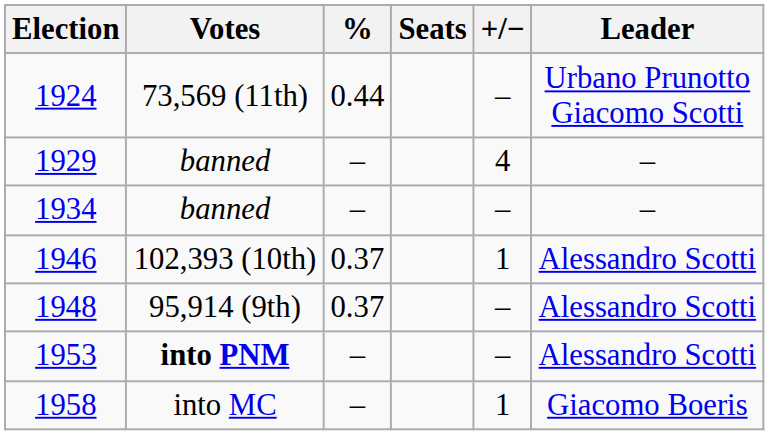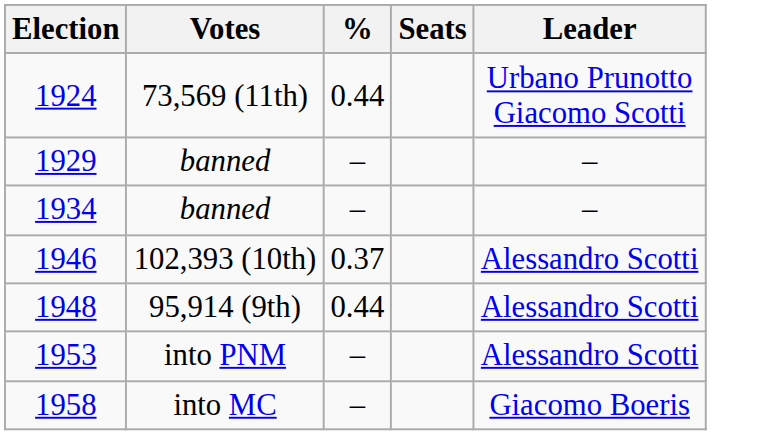- column: (503, 28)
(357, 307) 0.37 -> (357, 307) 0.44
(225, 355) bold -> (225, 355) normal
